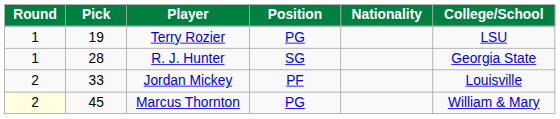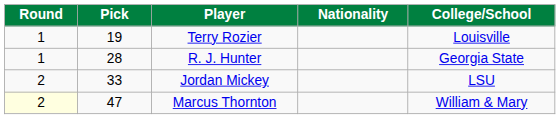- column: (295, 15)
(494, 37) LSU -> (482, 37) Louisville
(494, 80) Louisville -> (482, 80) LSU
(96, 102) 45 -> (115, 102) 47
